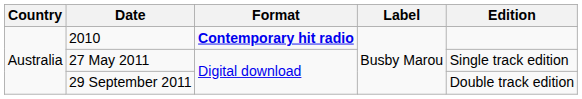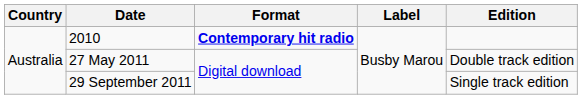(509, 60) Single track edition -> (512, 60) Double track edition
(512, 82) Double track edition -> (509, 82) Single track edition
